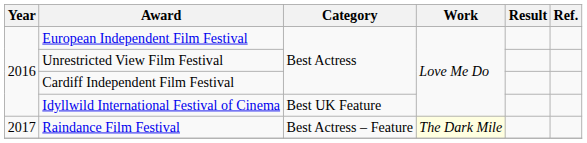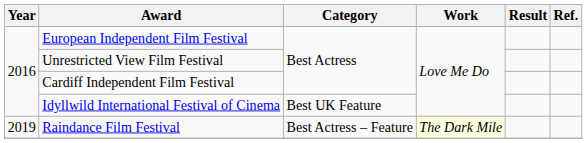(22, 127) 2017 -> (22, 127) 2019
